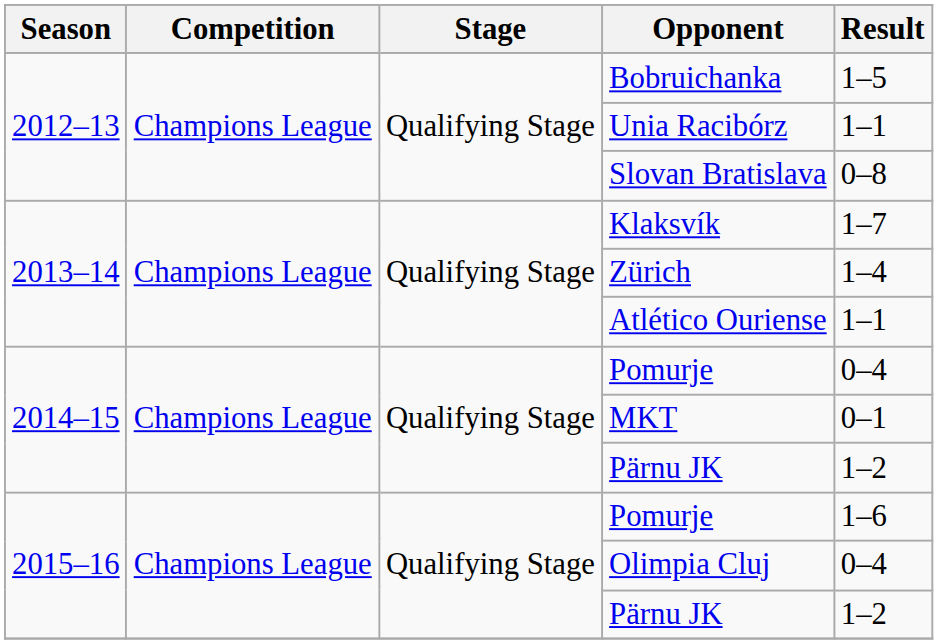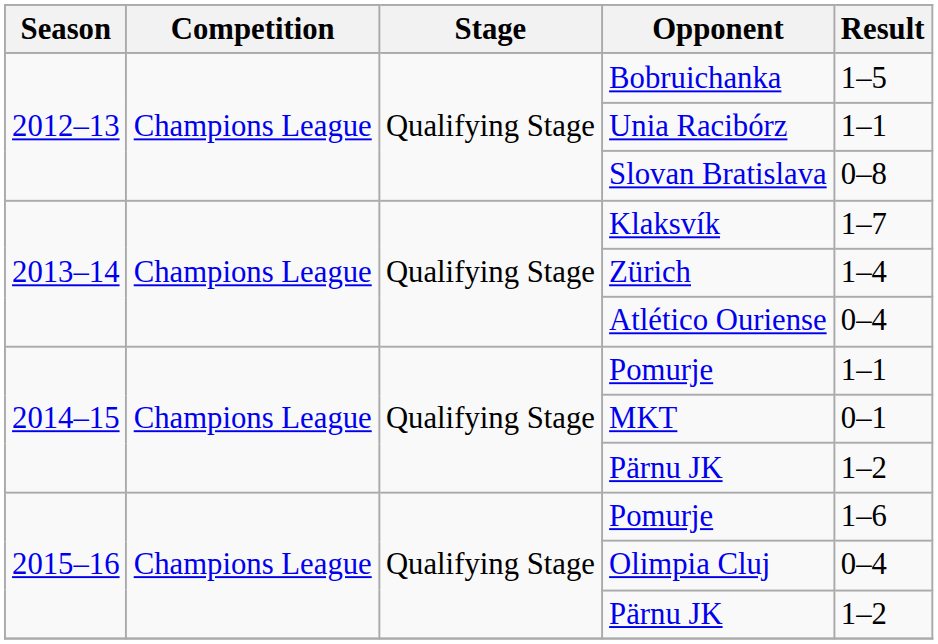(864, 321) 1–1 -> (864, 321) 0–4
(864, 369) 0–4 -> (864, 369) 1–1
